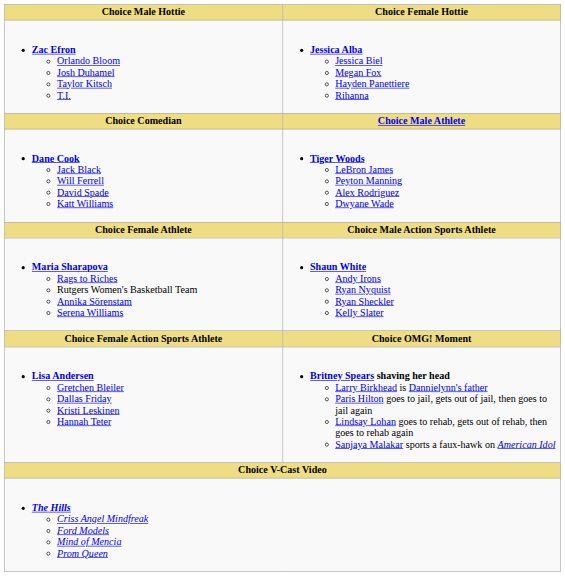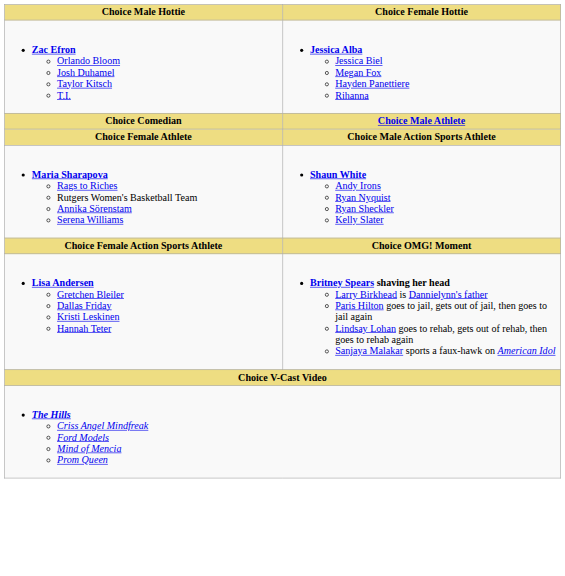- row: (143, 181)
